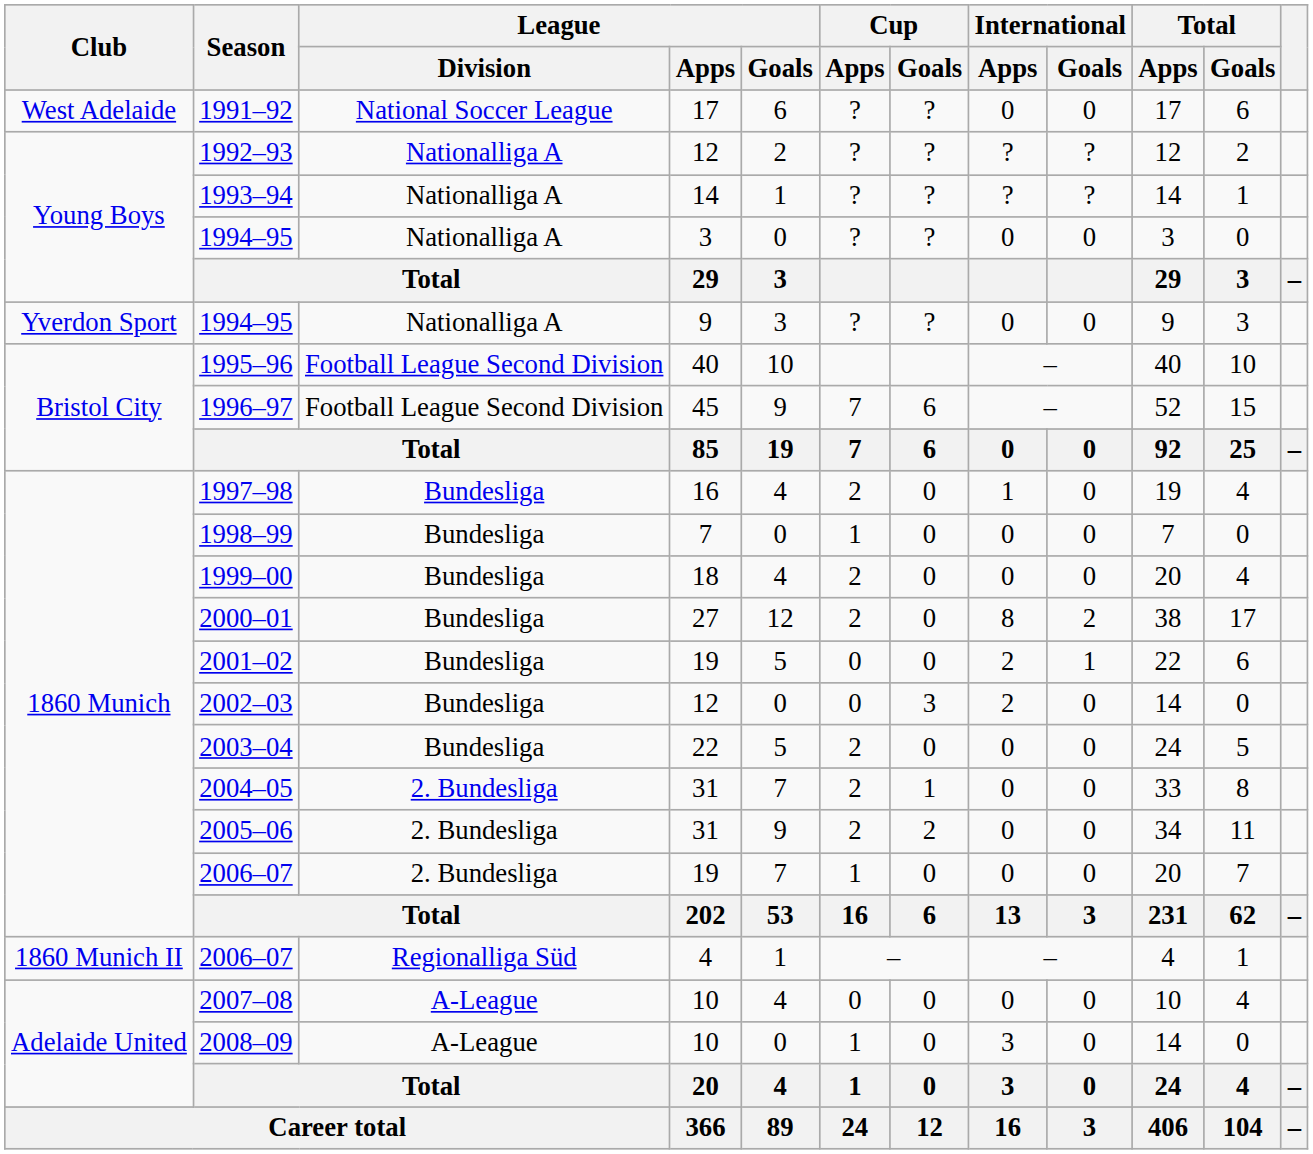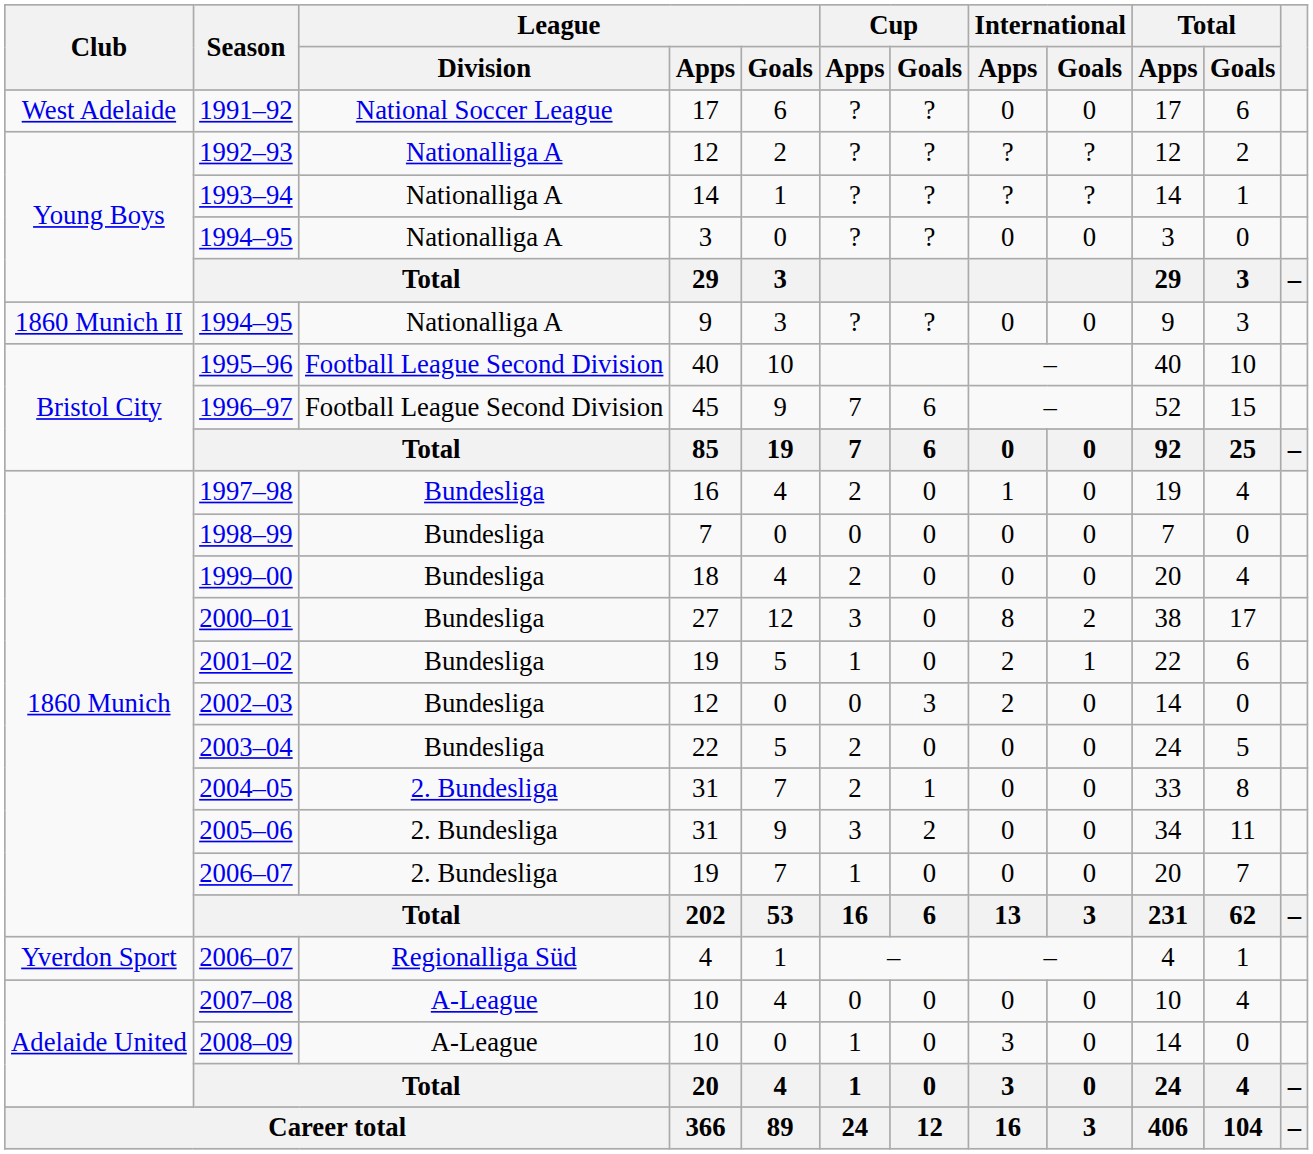(99, 322) Yverdon Sport -> (99, 322) 1860 Munich II
(855, 534) 1 -> (855, 534) 0
(855, 618) 2 -> (855, 618) 3
(855, 661) 0 -> (855, 661) 1
(855, 830) 2 -> (855, 830) 3
(99, 957) 1860 Munich II -> (99, 957) Yverdon Sport
